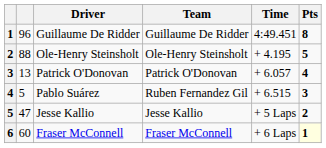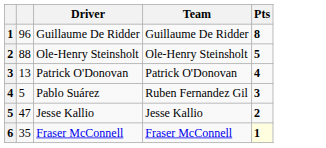- column: (275, 14)
(25, 133) 60 -> (25, 133) 35
